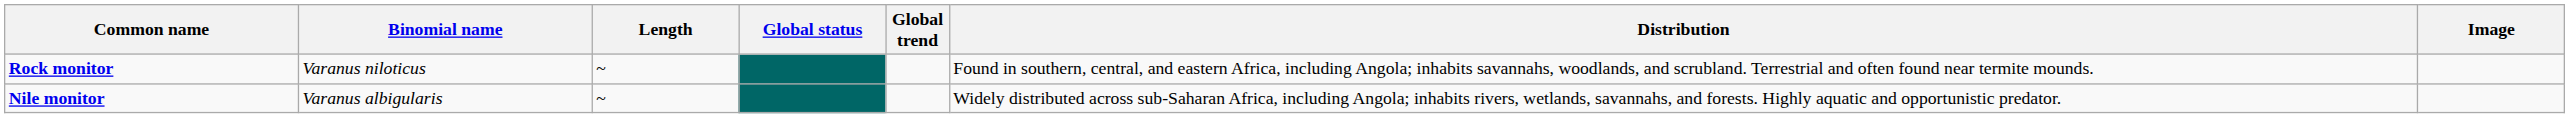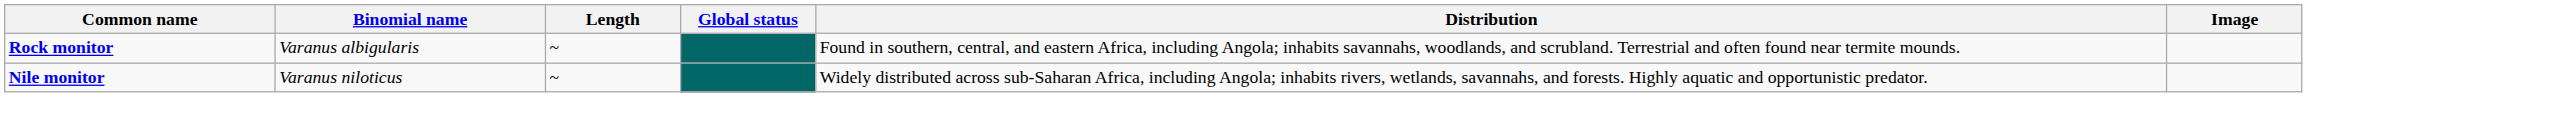- column: (918, 29)
(364, 68) Varanus niloticus -> (349, 47) Varanus albigularis
(373, 97) Varanus albigularis -> (341, 77) Varanus niloticus
